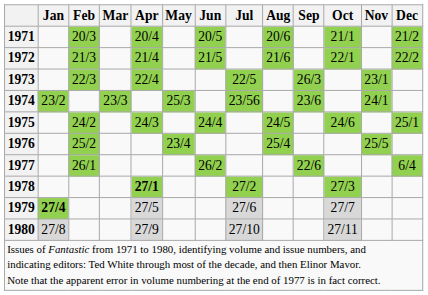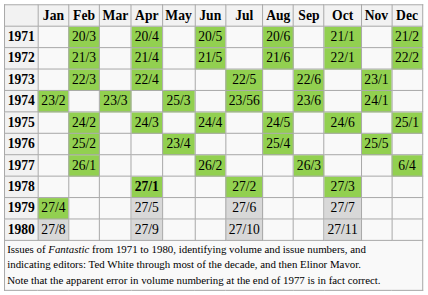(309, 79) 26/3 -> (309, 79) 22/6
(309, 165) 22/6 -> (309, 165) 26/3
(53, 208) bold -> (53, 208) normal
